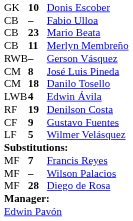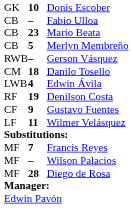(33, 45) 11 -> (31, 45) 5
- row: (83, 71)
(31, 134) 5 -> (33, 122) 11
